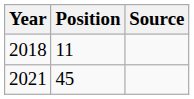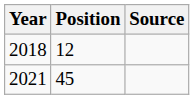(64, 49) 11 -> (65, 49) 12
